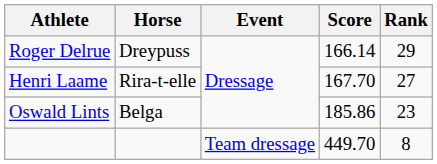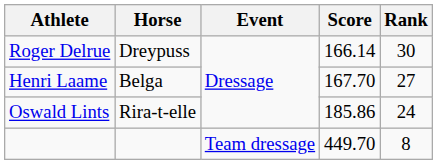(406, 51) 29 -> (406, 51) 30
(158, 82) Rira-t-elle -> (141, 82) Belga
(141, 112) Belga -> (158, 112) Rira-t-elle
(406, 112) 23 -> (406, 112) 24
